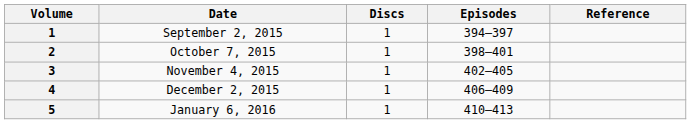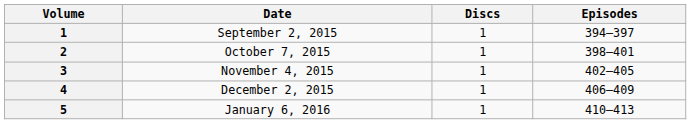- column: (618, 14)
